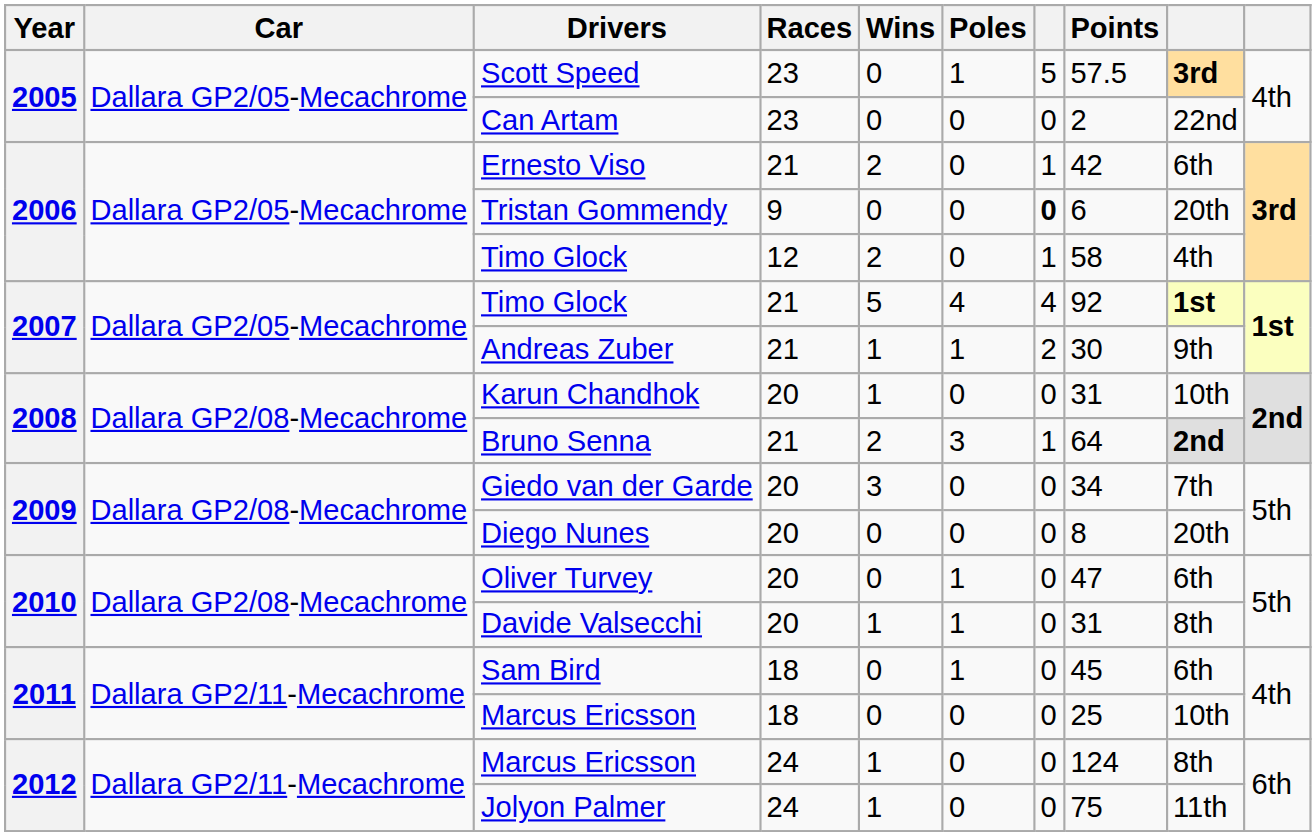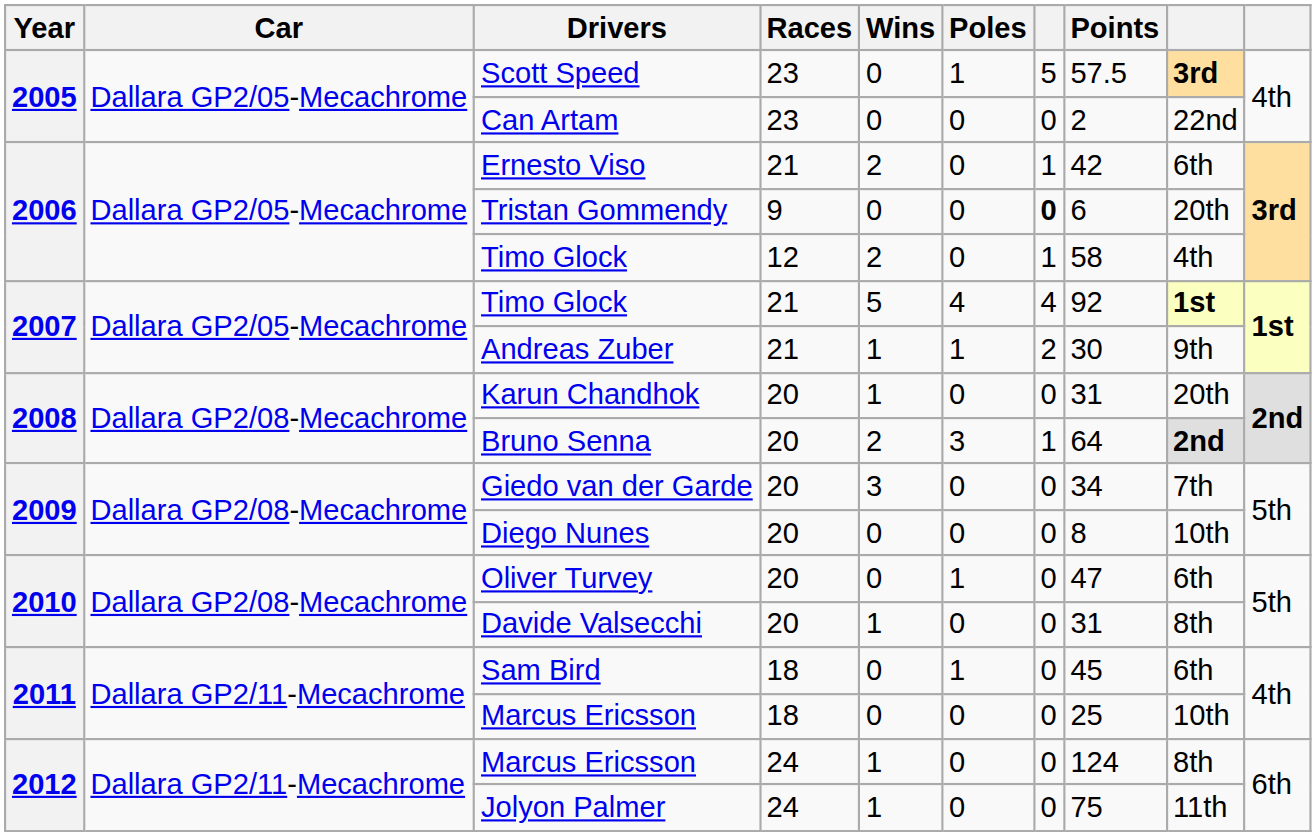(1201, 395) 10th -> (1201, 395) 20th
(783, 440) 21 -> (783, 440) 20
(1201, 532) 20th -> (1201, 532) 10th
(957, 624) 1 -> (957, 624) 0
